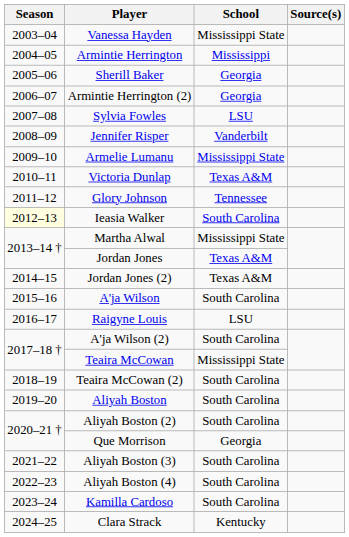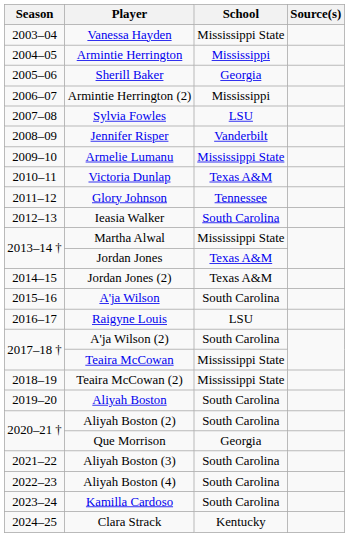(241, 95) Georgia -> (241, 95) Mississippi
(35, 217) lightyellow background -> (35, 217) no background
(241, 380) South Carolina -> (241, 380) Mississippi State
